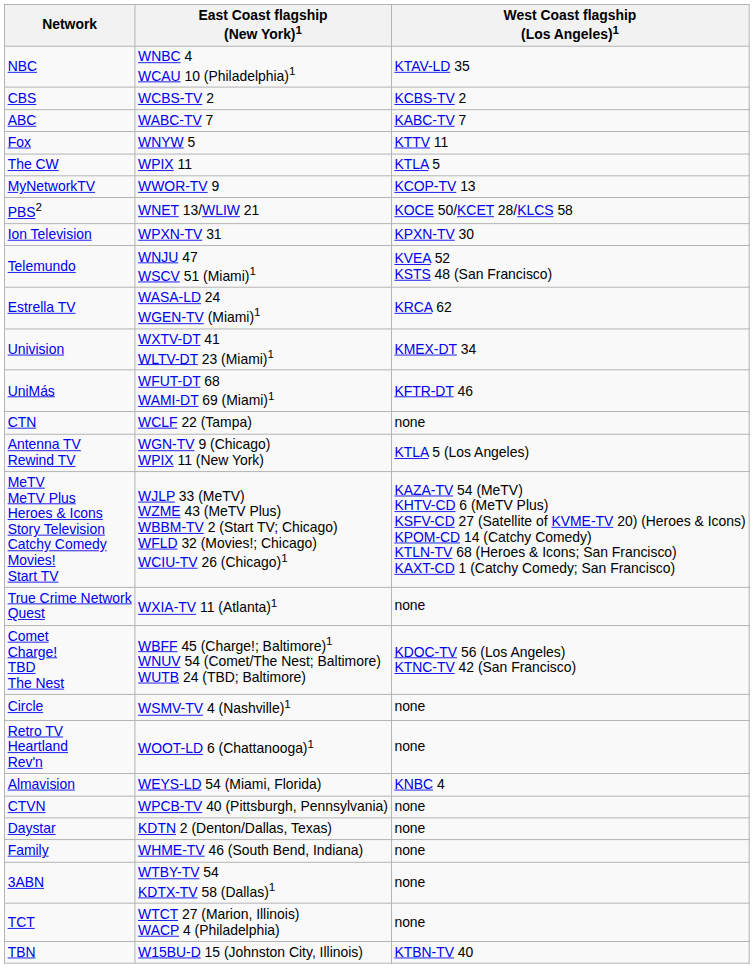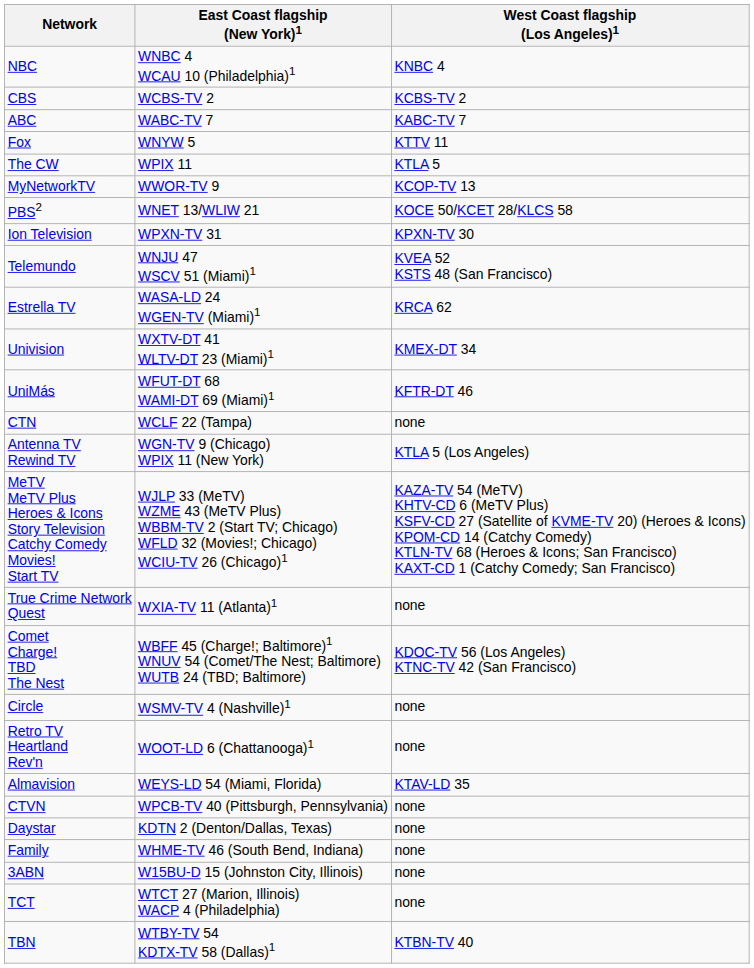(432, 66) KTAV-LD 35 -> (420, 66) KNBC 4
(420, 784) KNBC 4 -> (432, 784) KTAV-LD 35
(207, 882) WTBY-TV 54 KDTX-TV 58 (Dallas)1 -> (251, 873) W15BU-D 15 (Johnston City, Illinois)
(251, 952) W15BU-D 15 (Johnston City, Illinois) -> (207, 942) WTBY-TV 54 KDTX-TV 58 (Dallas)1
